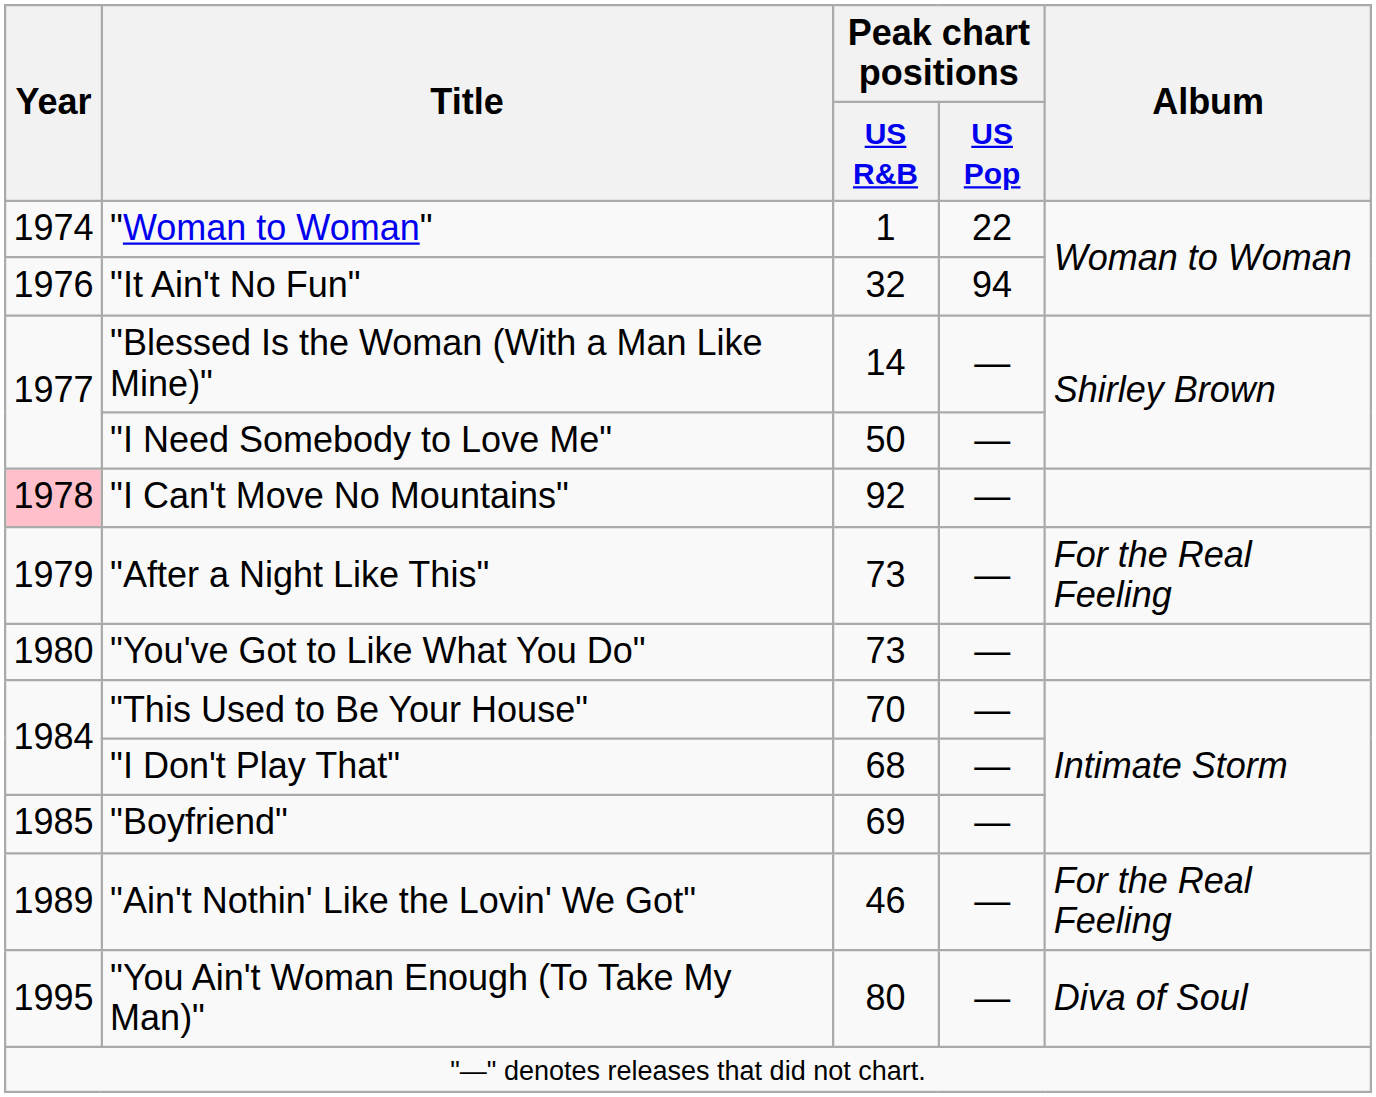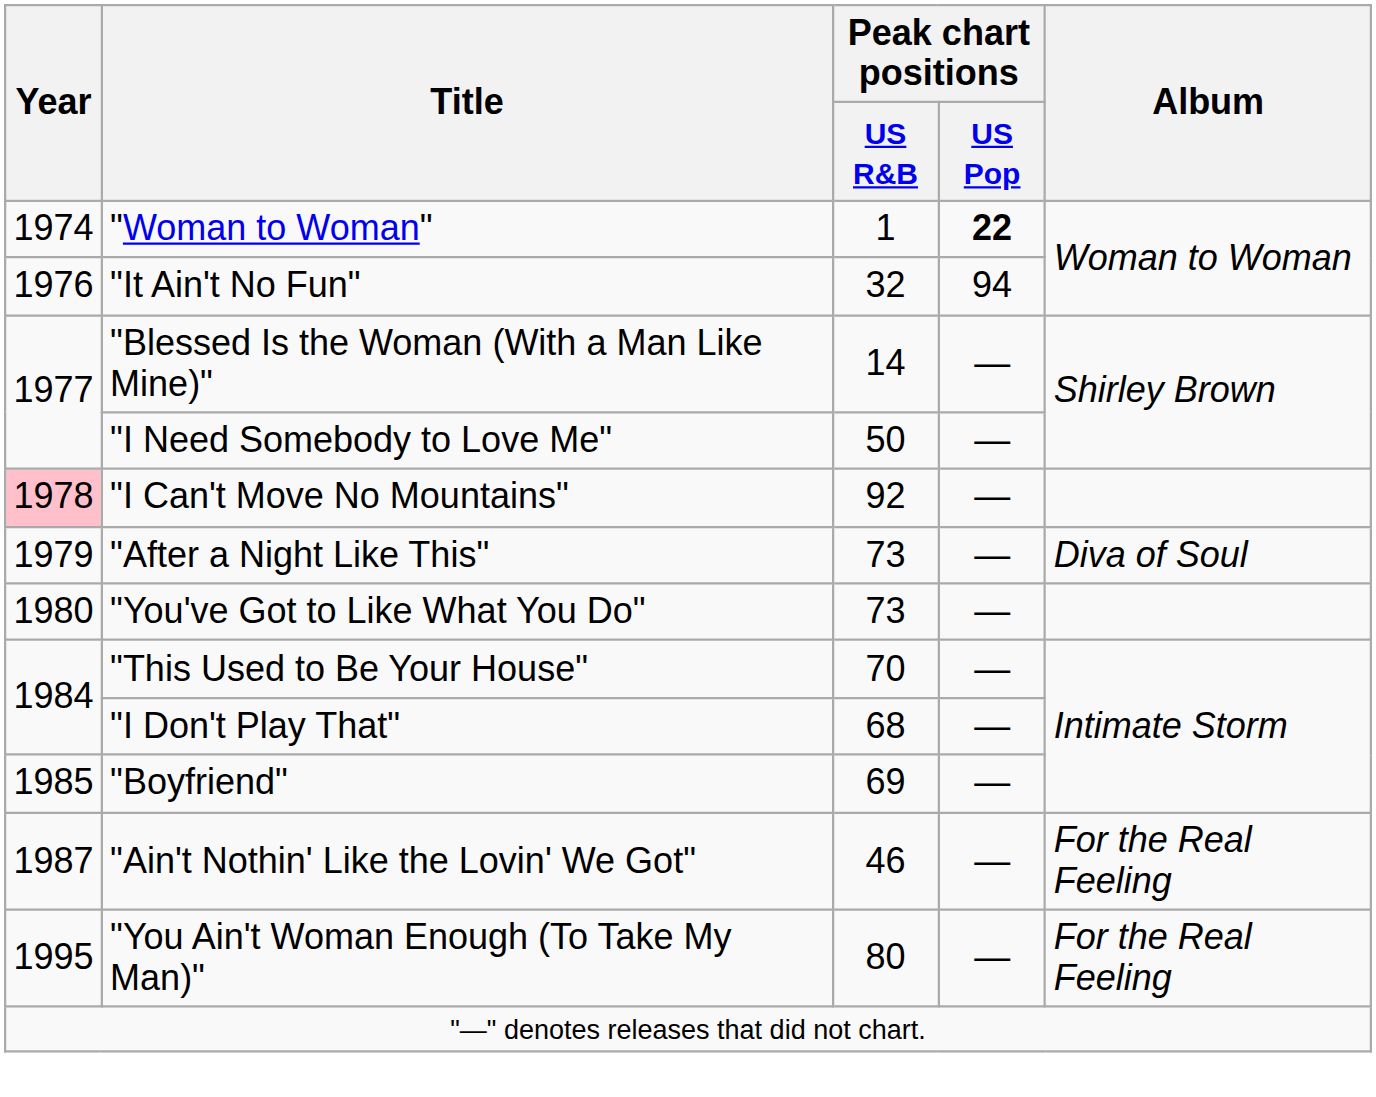(992, 228) normal -> (992, 228) bold
(1153, 574) For the Real Feeling -> (1151, 554) Diva of Soul
(53, 900) 1989 -> (53, 859) 1987
(1151, 998) Diva of Soul -> (1153, 957) For the Real Feeling
